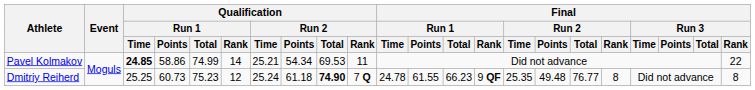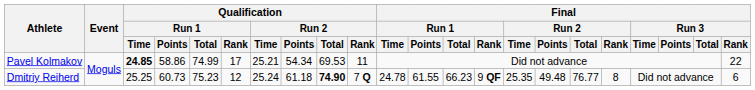(236, 61) 14 -> (236, 61) 17
(736, 78) 8 -> (736, 78) 6
